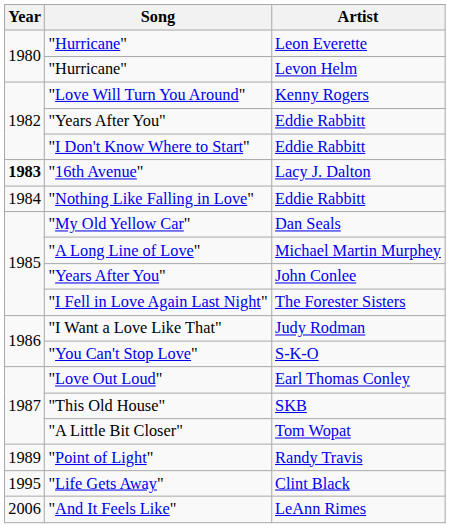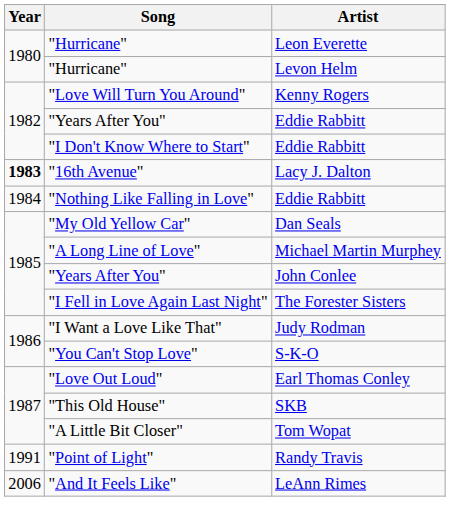(25, 457) 1989 -> (25, 457) 1991
- row: (106, 483)
